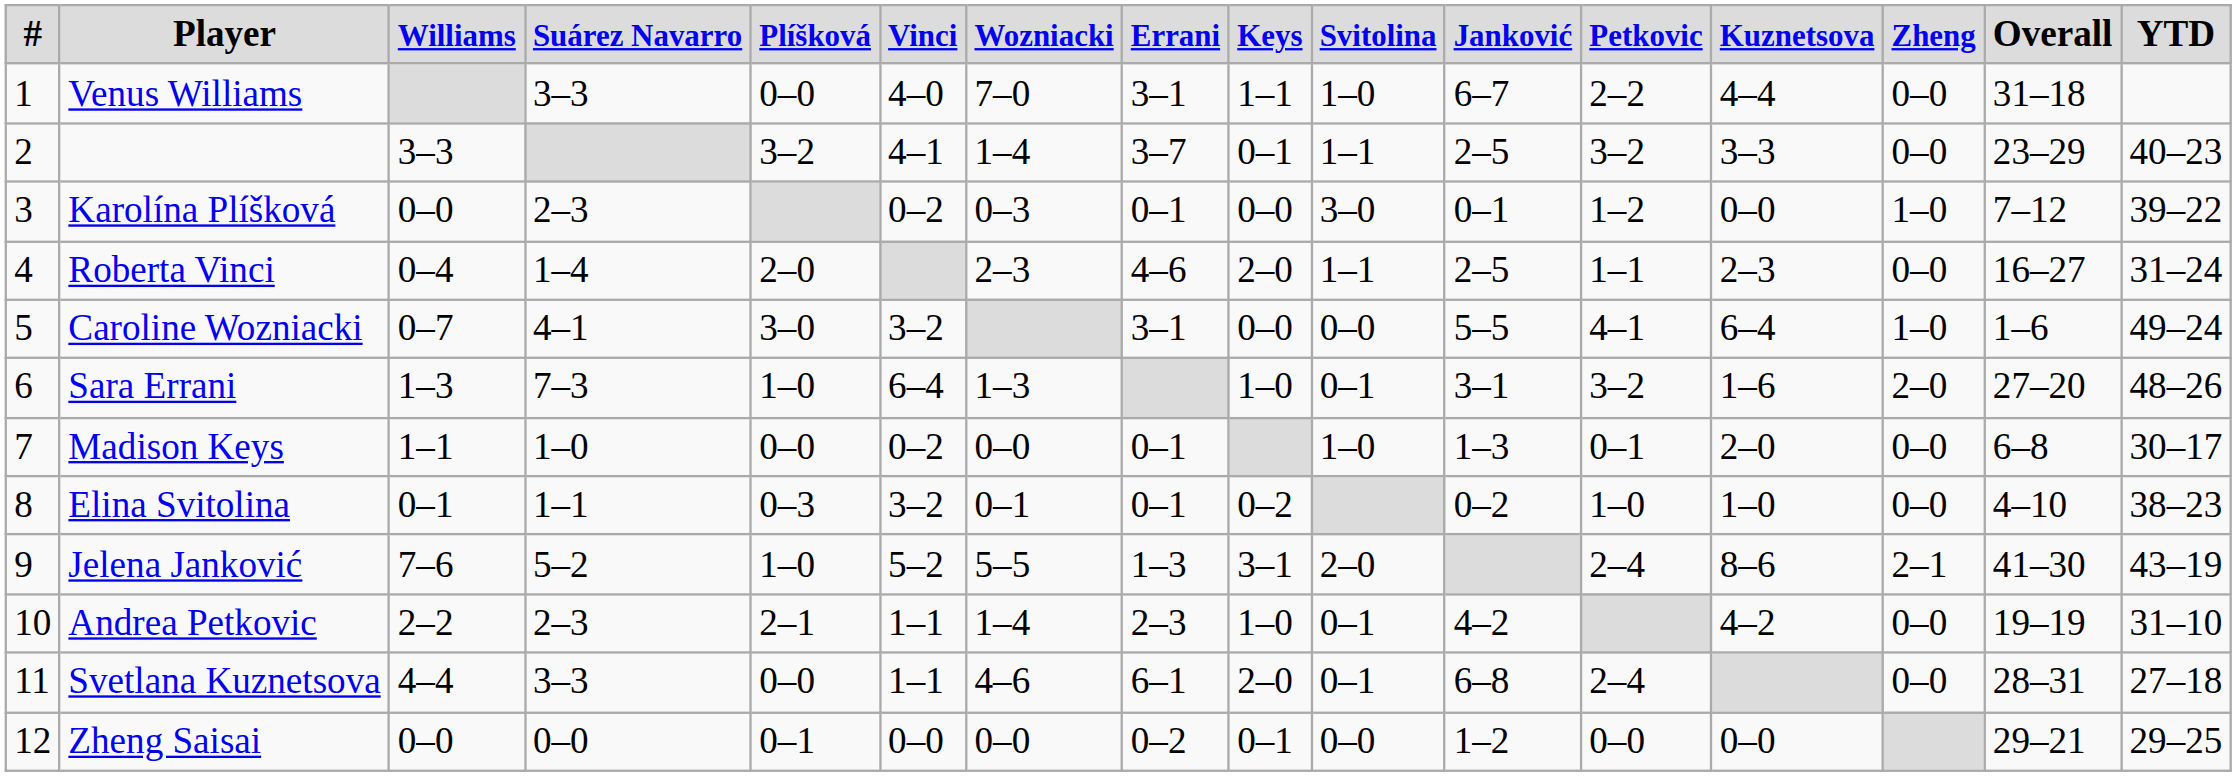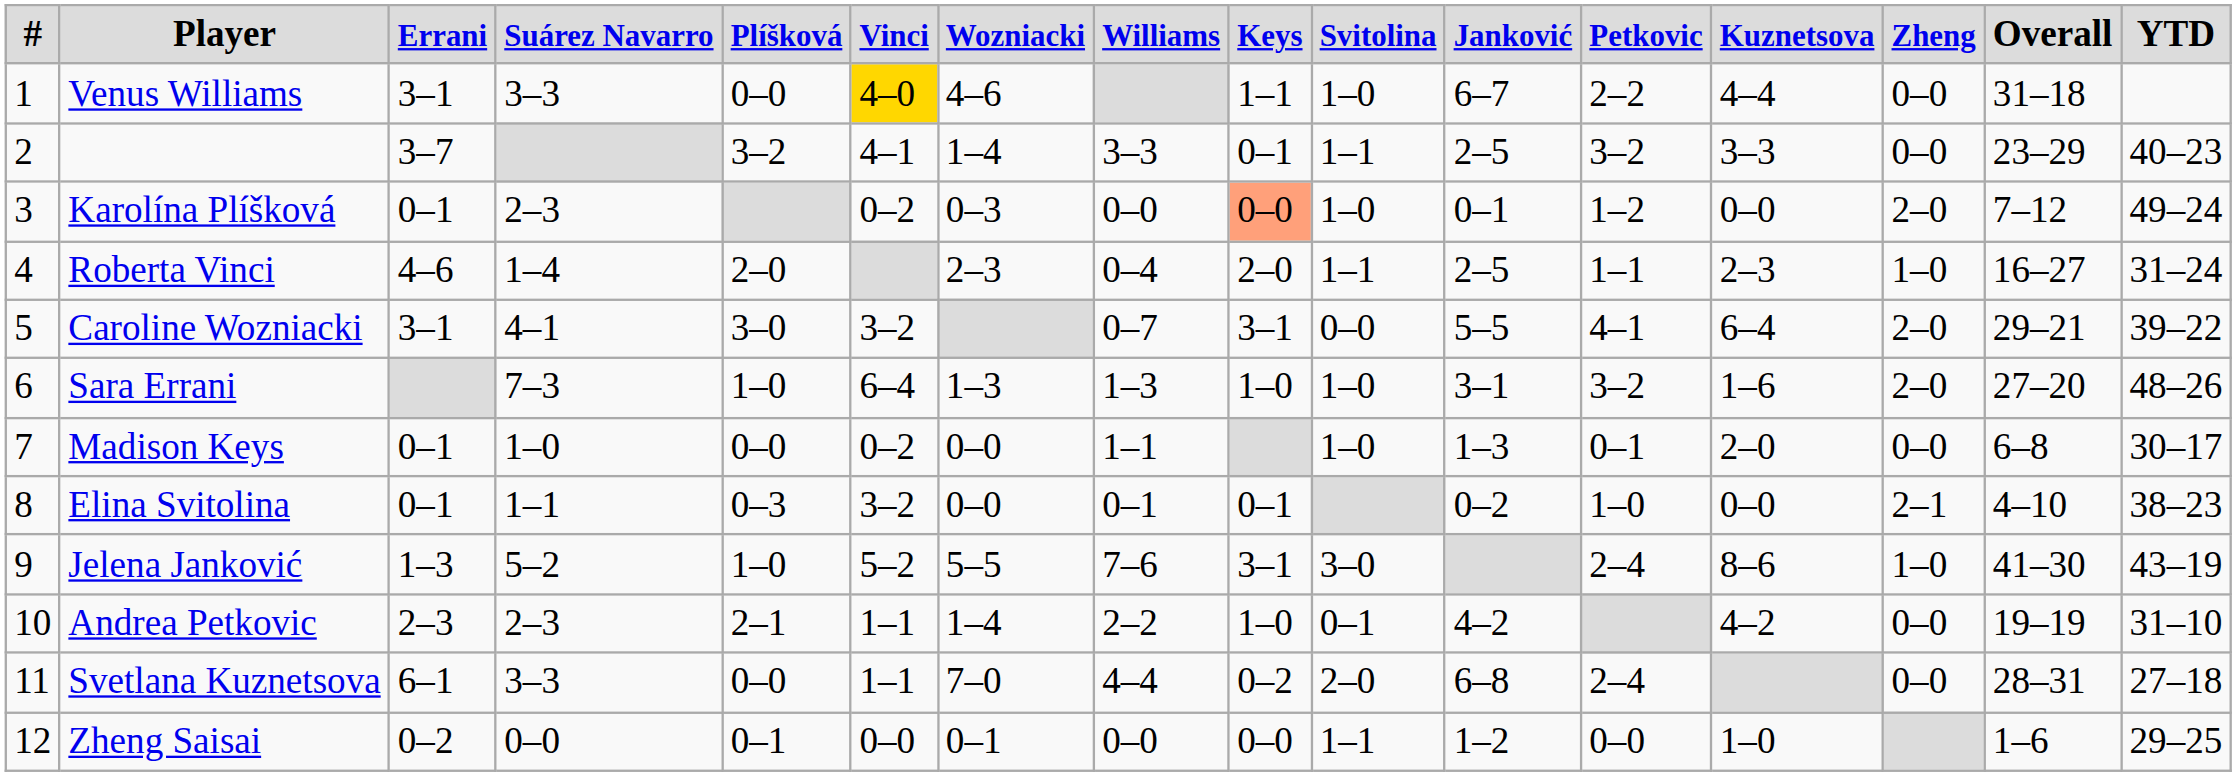columns swapped: (457, 36) <-> (1175, 36)
(916, 92) no background -> (887, 92) gold background
(1002, 92) 7–0 -> (974, 92) 4–6
(1265, 210) no background -> (1265, 210) lightsalmon background
(1347, 210) 3–0 -> (1347, 210) 1–0
(1919, 210) 1–0 -> (1919, 210) 2–0
(2176, 210) 39–22 -> (2176, 210) 49–24
(1919, 269) 0–0 -> (1919, 269) 1–0
(1265, 328) 0–0 -> (1265, 328) 3–1
(1919, 328) 1–0 -> (1919, 328) 2–0
(2021, 328) 1–6 -> (2039, 328) 29–21
(2176, 328) 49–24 -> (2176, 328) 39–22
(1347, 387) 0–1 -> (1347, 387) 1–0
(1002, 504) 0–1 -> (974, 504) 0–0
(1265, 504) 0–2 -> (1265, 504) 0–1
(1748, 504) 1–0 -> (1748, 504) 0–0
(1919, 504) 0–0 -> (1919, 504) 2–1
(1347, 563) 2–0 -> (1347, 563) 3–0
(1919, 563) 2–1 -> (1919, 563) 1–0
(1002, 681) 4–6 -> (974, 681) 7–0
(1265, 681) 2–0 -> (1265, 681) 0–2
(1347, 681) 0–1 -> (1347, 681) 2–0
(1002, 740) 0–0 -> (974, 740) 0–1
(1265, 740) 0–1 -> (1265, 740) 0–0
(1347, 740) 0–0 -> (1347, 740) 1–1
(1748, 740) 0–0 -> (1748, 740) 1–0
(2039, 740) 29–21 -> (2021, 740) 1–6
